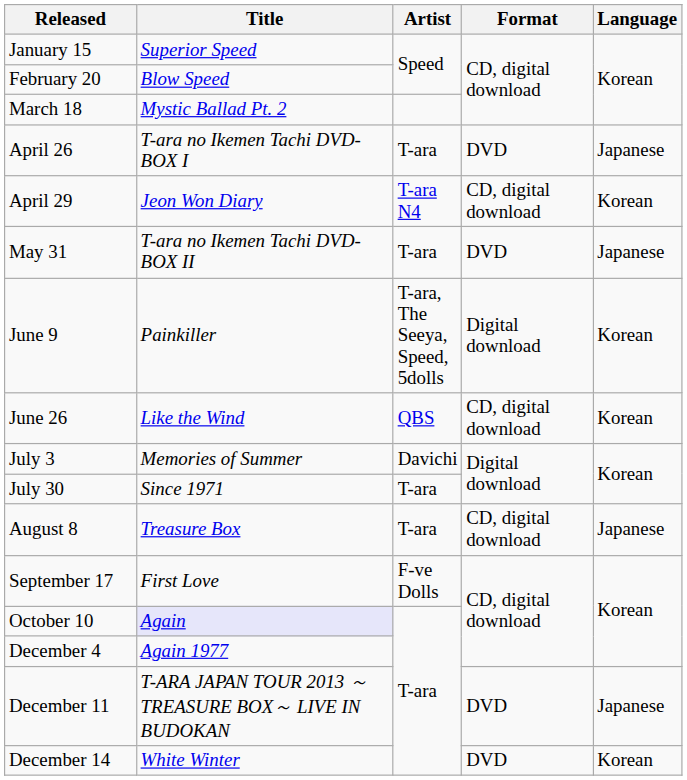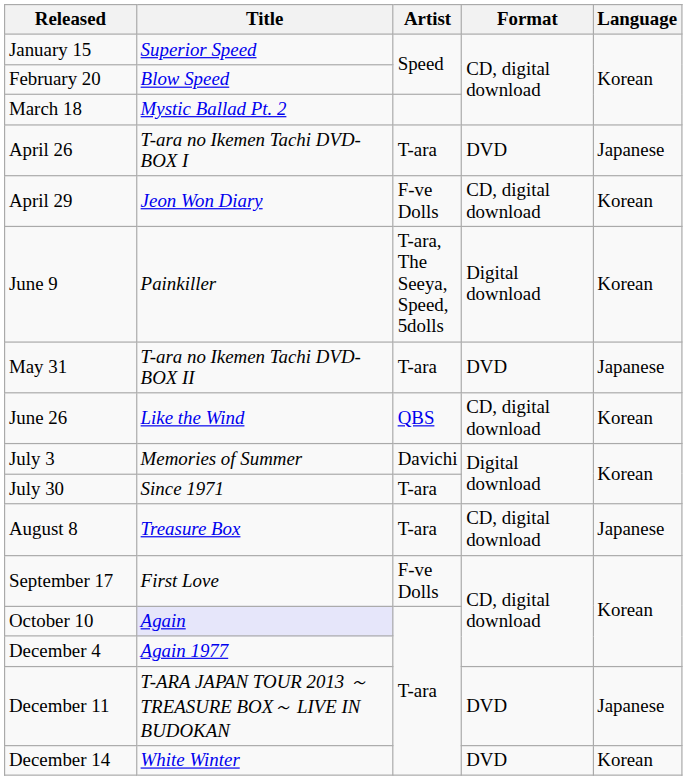(417, 201) T-ara N4 -> (418, 201) F-ve Dolls
rows swapped: (38, 252) <-> (33, 335)
